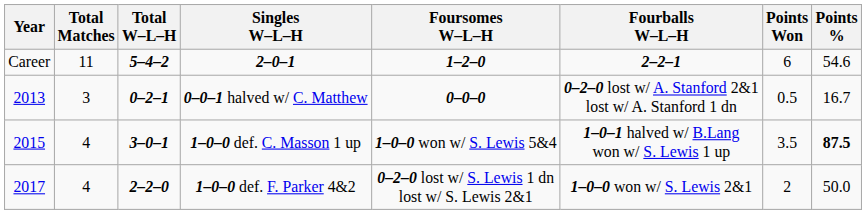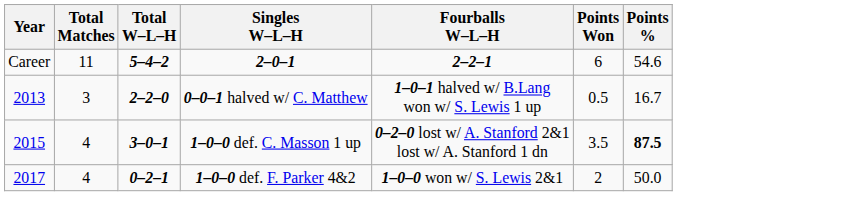- column: (466, 27)
(149, 97) 0–2–1 -> (149, 97) 2–2–0
(661, 97) 0–2–0 lost w/ A. Stanford 2&1 lost w/ A. Stanford 1 dn -> (472, 97) 1–0–1 halved w/ B.Lang won w/ S. Lewis 1 up
(661, 142) 1–0–1 halved w/ B.Lang won w/ S. Lewis 1 up -> (472, 142) 0–2–0 lost w/ A. Stanford 2&1 lost w/ A. Stanford 1 dn
(149, 187) 2–2–0 -> (149, 178) 0–2–1
